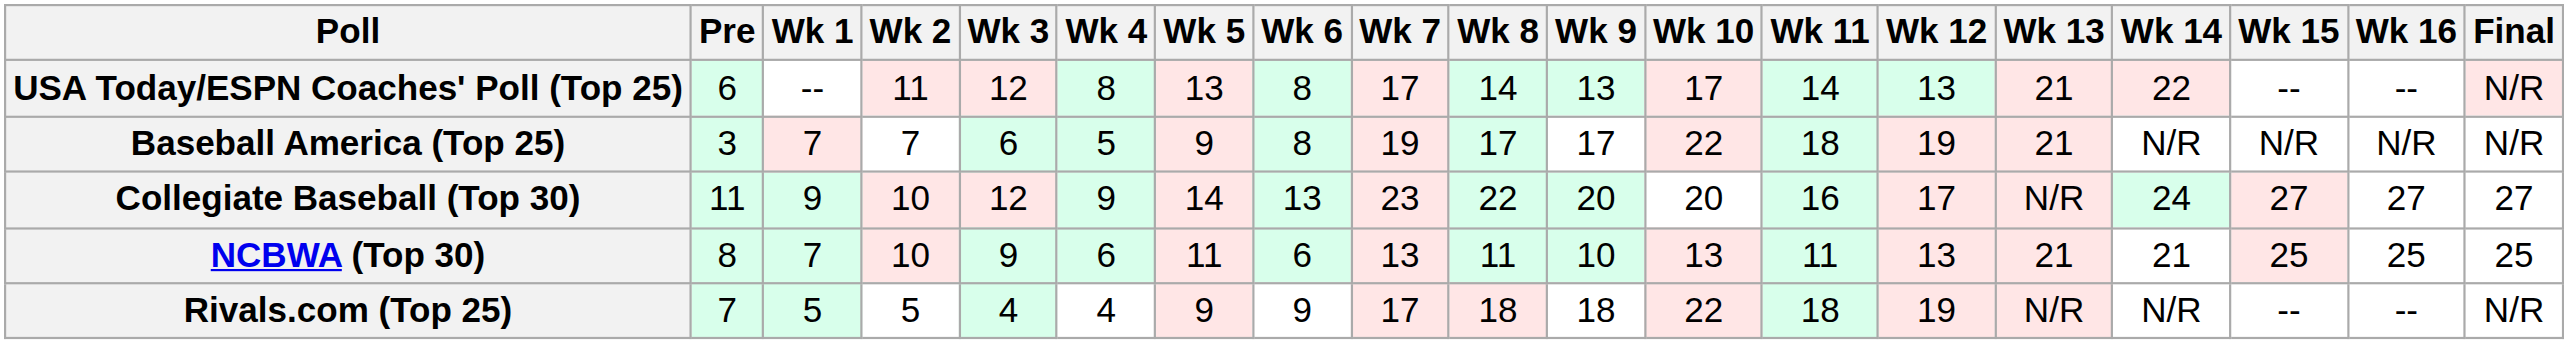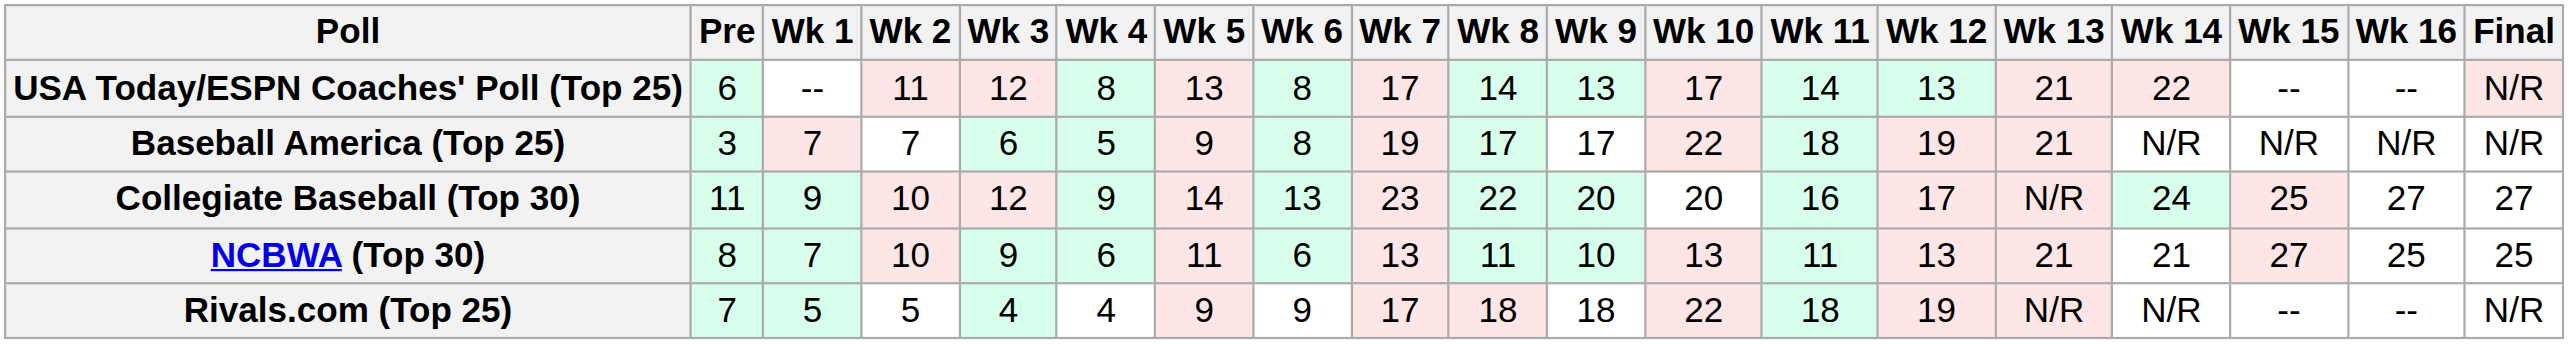(2289, 198) 27 -> (2289, 198) 25
(2289, 254) 25 -> (2289, 254) 27
